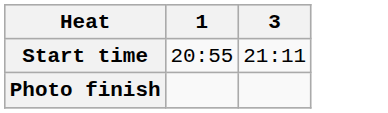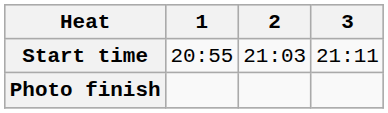+ column: (275, 22)
